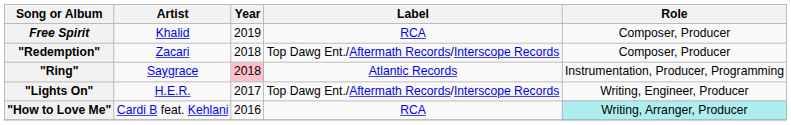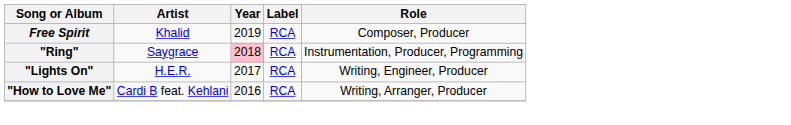- row: (59, 52)
(413, 71) Atlantic Records -> (283, 52) RCA
(413, 91) Top Dawg Ent./Aftermath Records/Interscope Records -> (283, 71) RCA
(674, 110) paleturquoise background -> (414, 91) no background
